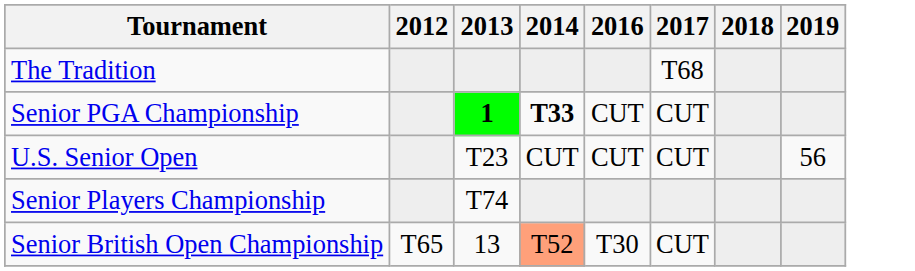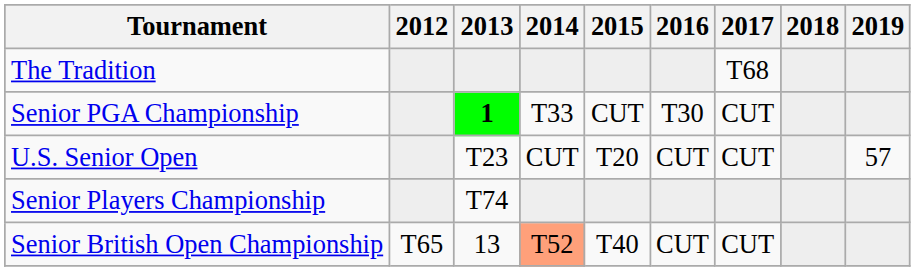+ column: (617, 26)
(552, 113) bold -> (552, 113) normal
(617, 113) CUT -> (682, 113) T30
(813, 157) 56 -> (878, 157) 57
(617, 244) T30 -> (682, 244) CUT
